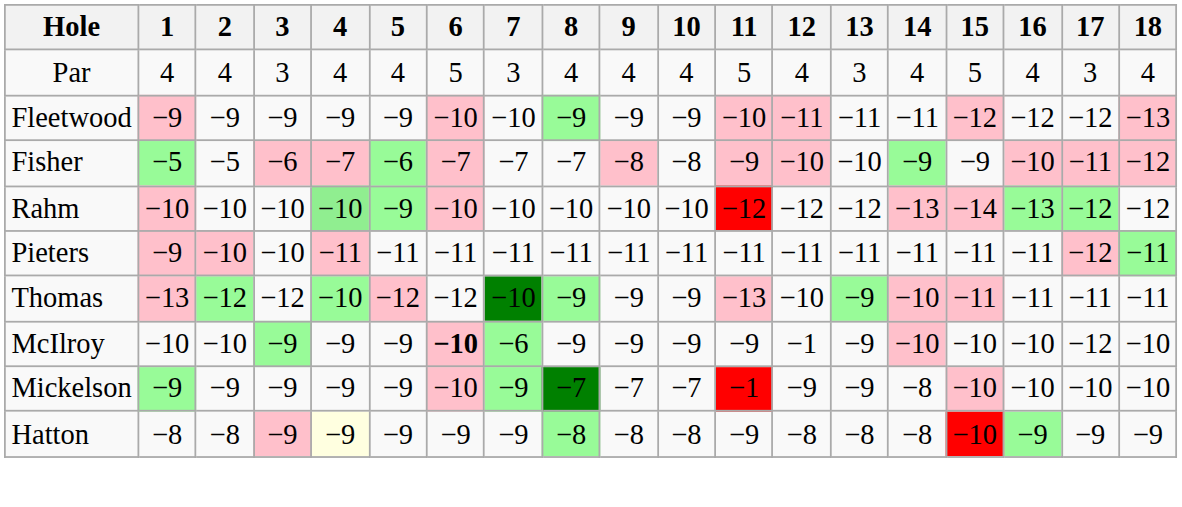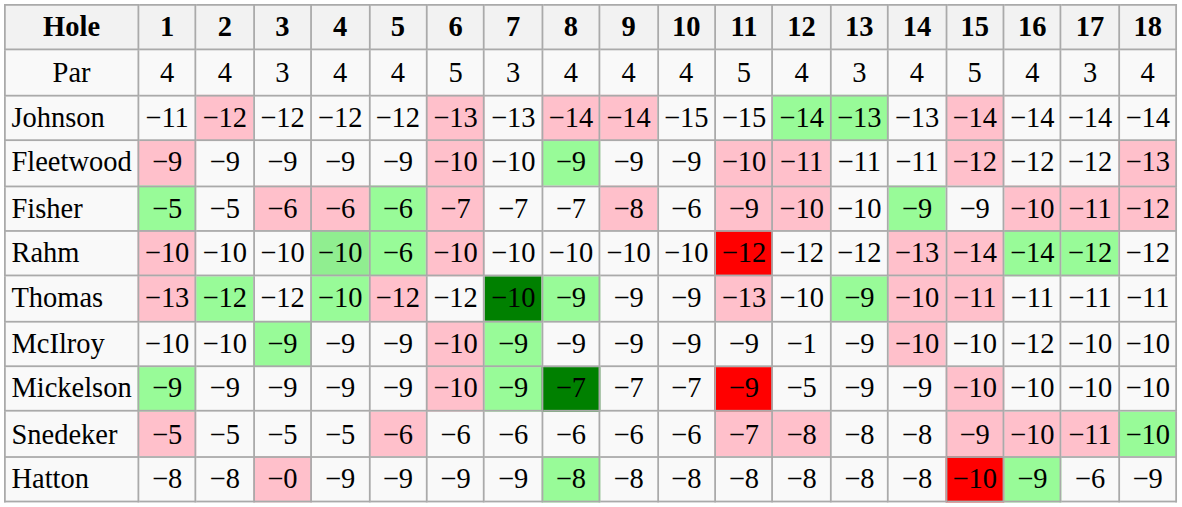+ row: (58, 117)
(340, 162) −7 -> (340, 207) −6
(686, 162) −8 -> (686, 207) −6
(398, 207) −9 -> (398, 252) −6
(1033, 207) −13 -> (1032, 252) −14
- row: (50, 252)
(456, 343) bold -> (456, 343) normal
(513, 343) −6 -> (513, 343) −9
(1033, 343) −10 -> (1032, 343) −12
(1090, 343) −12 -> (1090, 343) −10
(744, 388) −1 -> (744, 388) −9
(802, 388) −9 -> (802, 388) −5
(917, 388) −8 -> (917, 388) −9
+ row: (64, 433)
(282, 433) −9 -> (282, 478) −0
(340, 433) lightyellow background -> (340, 478) no background
(744, 433) −9 -> (744, 478) −8
(1090, 433) −9 -> (1090, 478) −6
